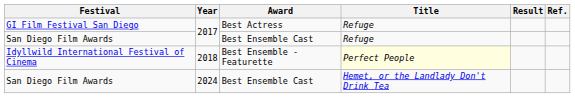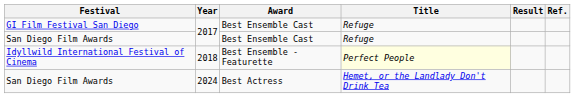(252, 25) Best Actress -> (267, 25) Best Ensemble Cast
(267, 81) Best Ensemble Cast -> (252, 81) Best Actress
